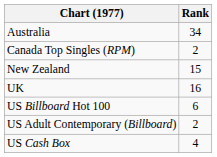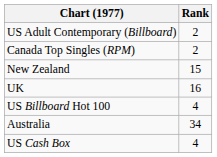rows swapped: (28, 32) <-> (92, 124)
(195, 106) 6 -> (195, 106) 4
